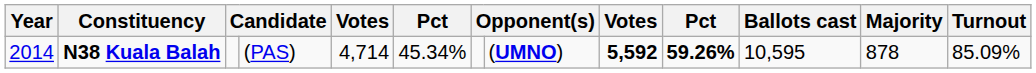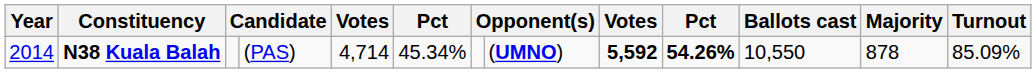(701, 52) 59.26% -> (701, 52) 54.26%
(775, 52) 10,595 -> (775, 52) 10,550
